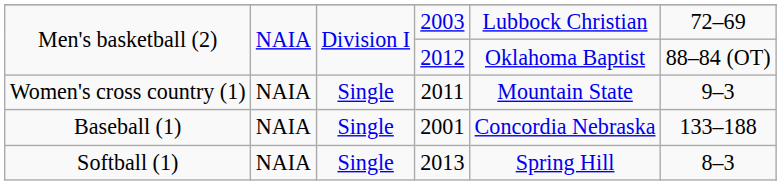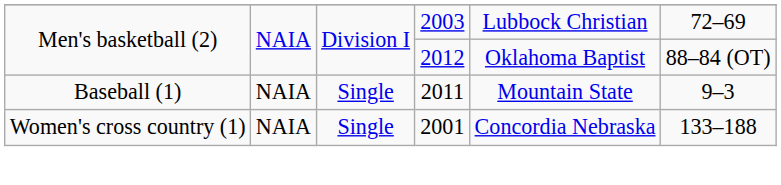(128, 92) Women's cross country (1) -> (128, 92) Baseball (1)
(128, 127) Baseball (1) -> (128, 127) Women's cross country (1)
- row: (442, 162)
